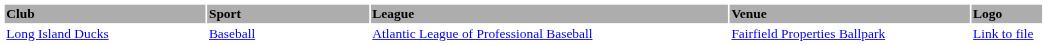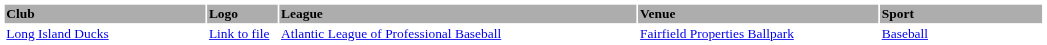columns swapped: (225, 13) <-> (988, 13)
